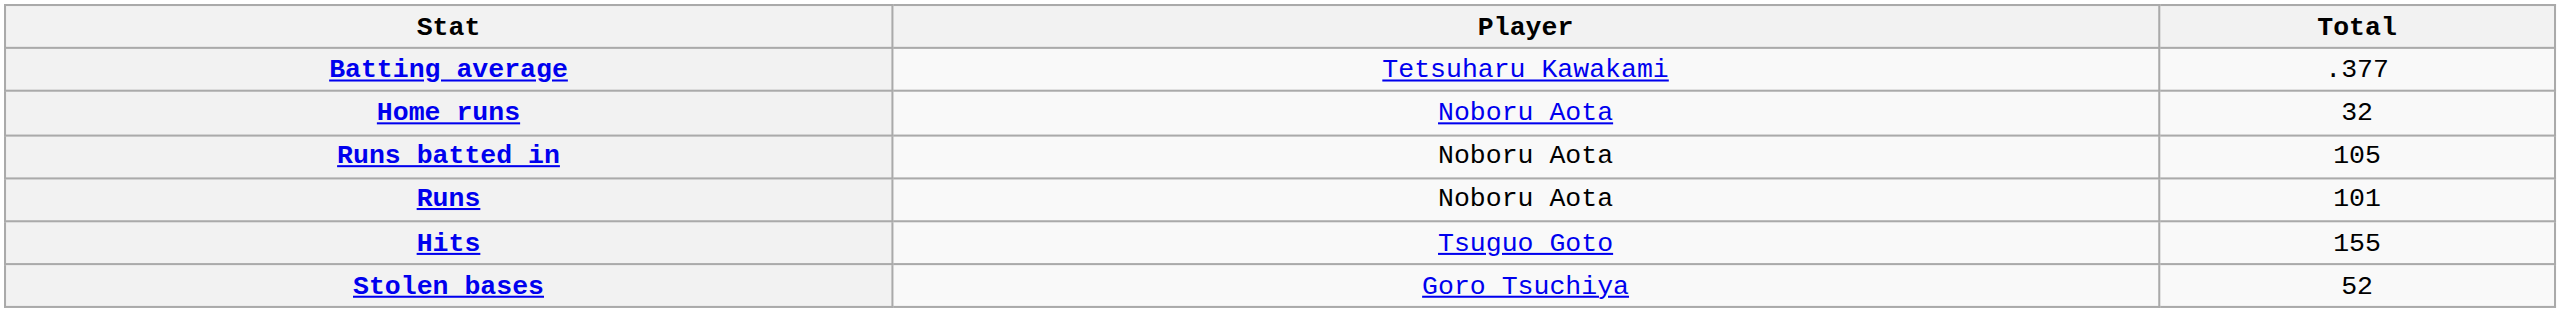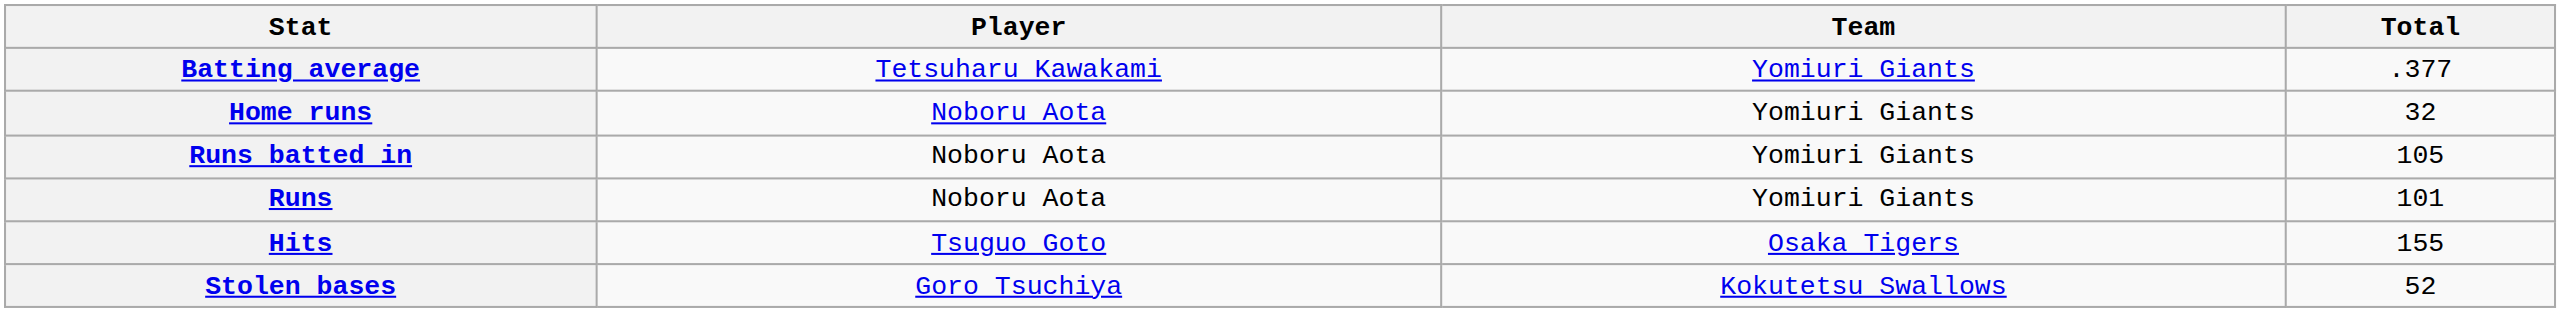+ column: (1863, 27)
